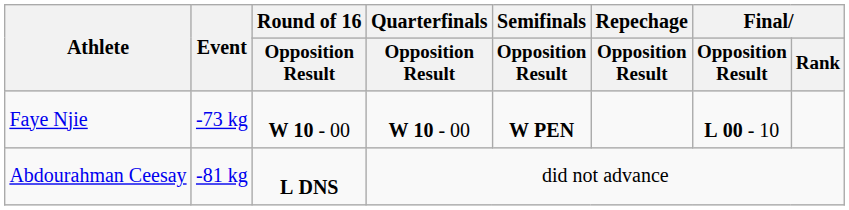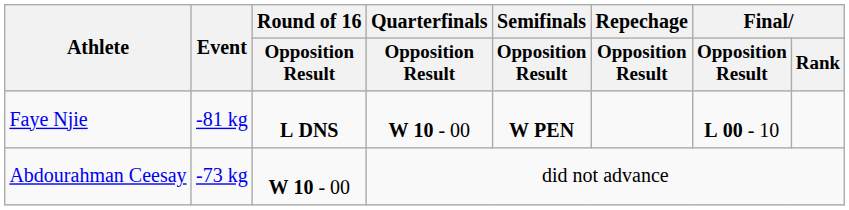(222, 119) -73 kg -> (222, 119) -81 kg
(309, 131) W 10 - 00 -> (309, 131) L DNS
(222, 176) -81 kg -> (222, 176) -73 kg
(309, 188) L DNS -> (309, 188) W 10 - 00
